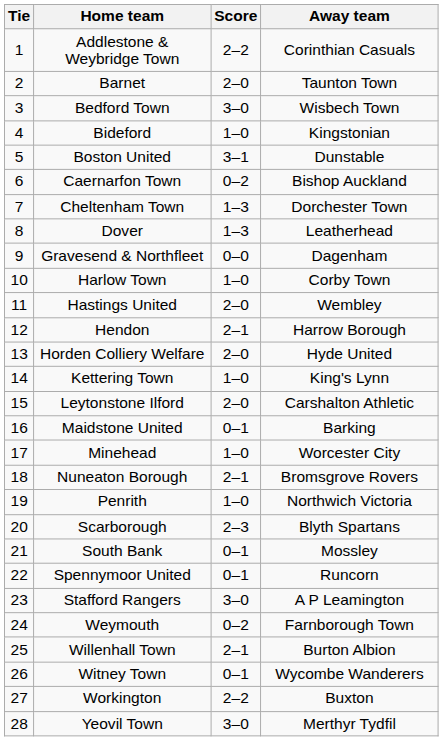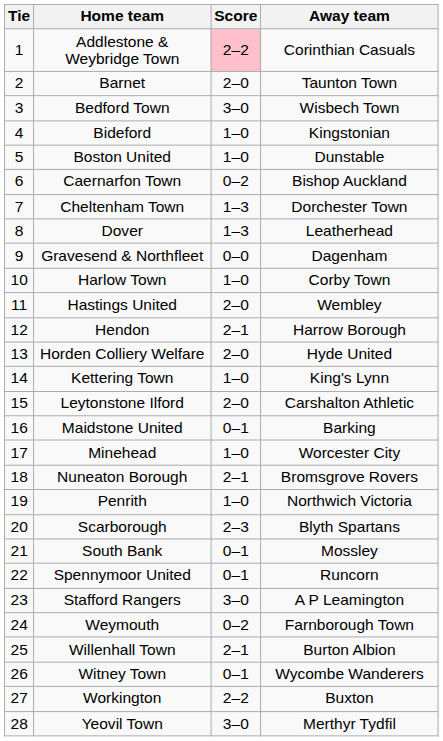(236, 50) no background -> (236, 50) pink background
(236, 157) 3–1 -> (236, 157) 1–0
